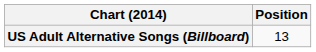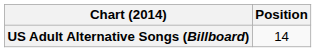(282, 36) 13 -> (282, 36) 14
